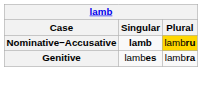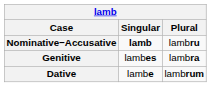(180, 43) gold background -> (184, 43) no background
+ row: (61, 74)
